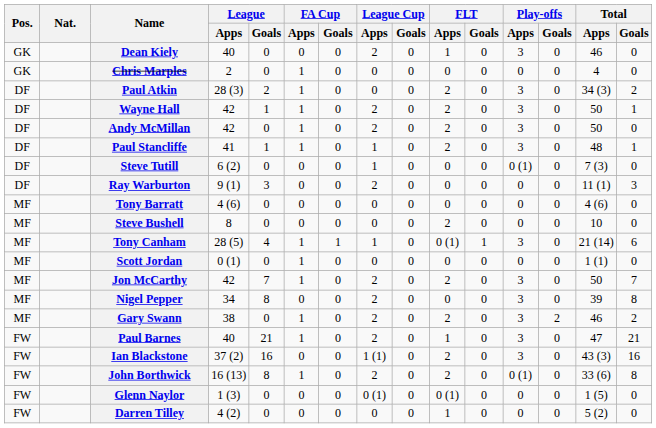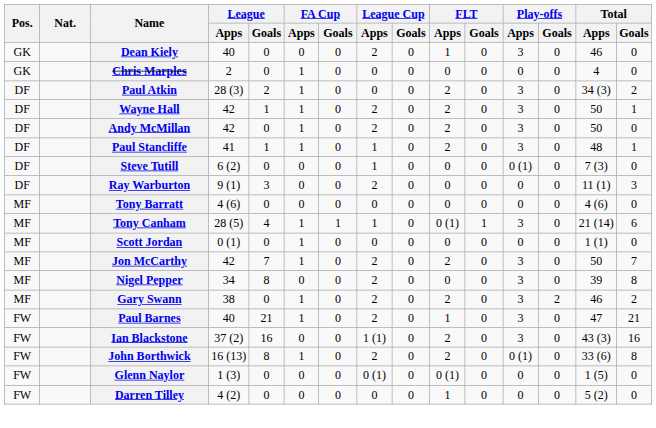- row: (149, 223)
